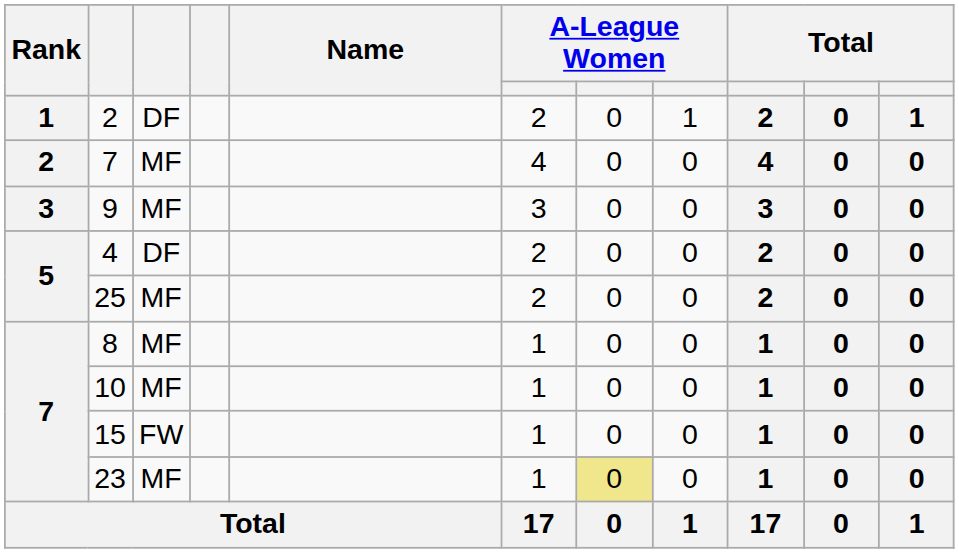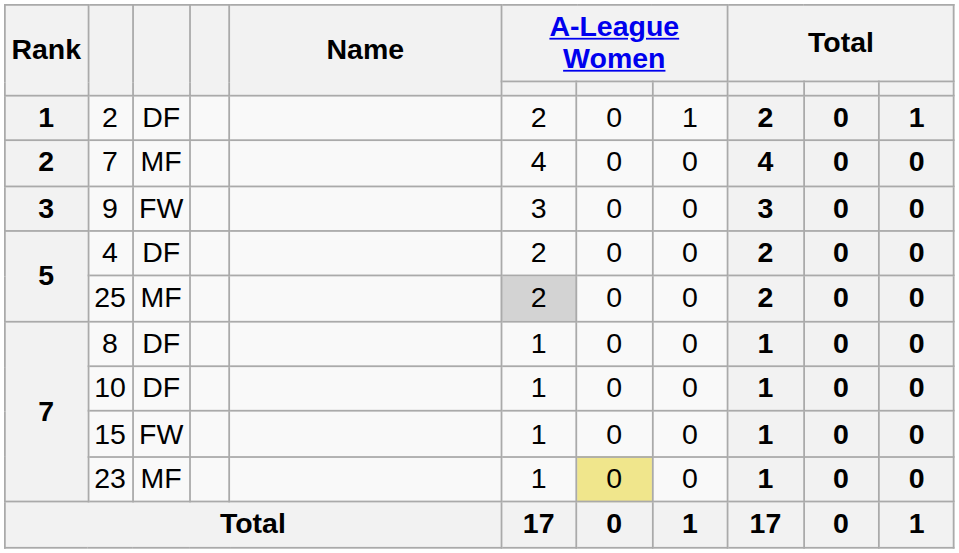(161, 207) MF -> (161, 207) FW
(539, 298) no background -> (539, 298) lightgrey background
(161, 343) MF -> (161, 343) DF
(161, 388) MF -> (161, 388) DF
